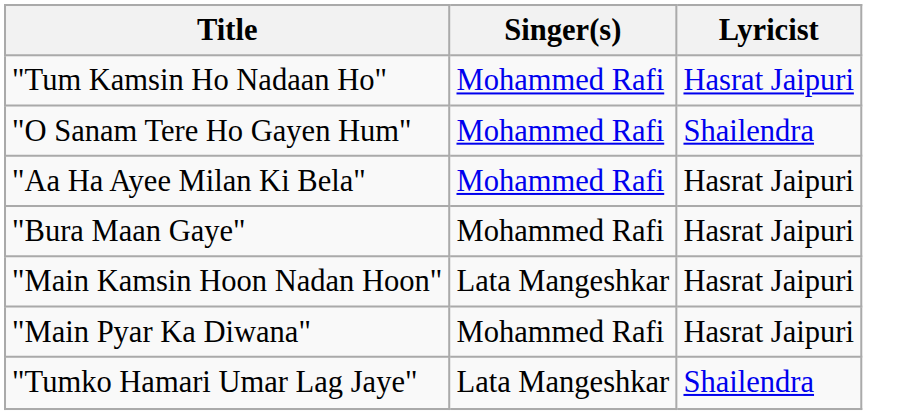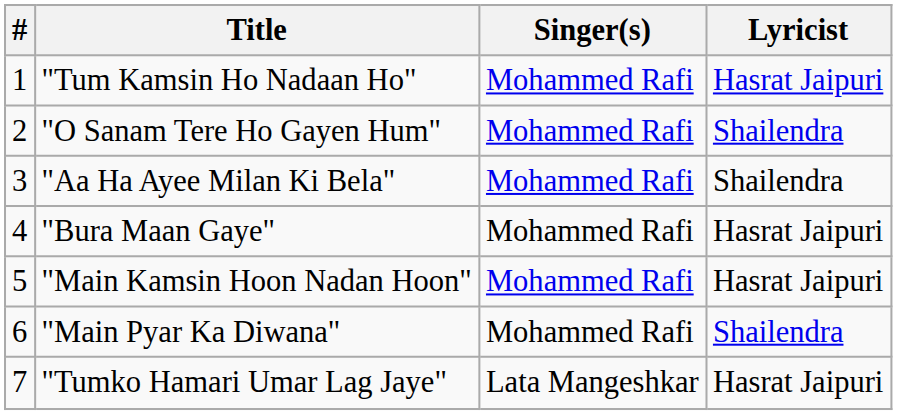+ column: (20, 29)
(769, 181) Hasrat Jaipuri -> (778, 181) Shailendra
(563, 281) Lata Mangeshkar -> (590, 281) Mohammed Rafi
(769, 332) Hasrat Jaipuri -> (778, 332) Shailendra
(749, 382) Shailendra -> (798, 382) Hasrat Jaipuri
